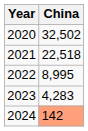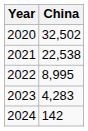(61, 55) 22,518 -> (61, 55) 22,538
(52, 116) lightsalmon background -> (52, 116) no background
